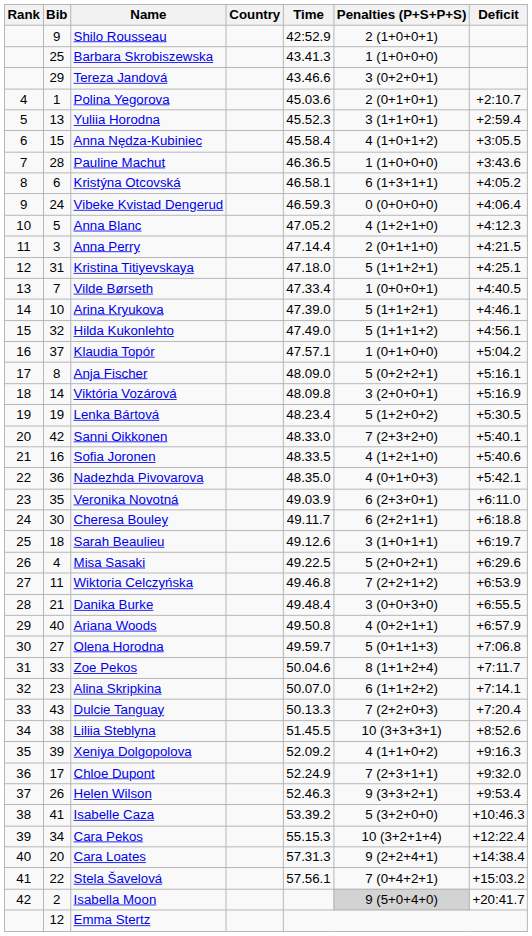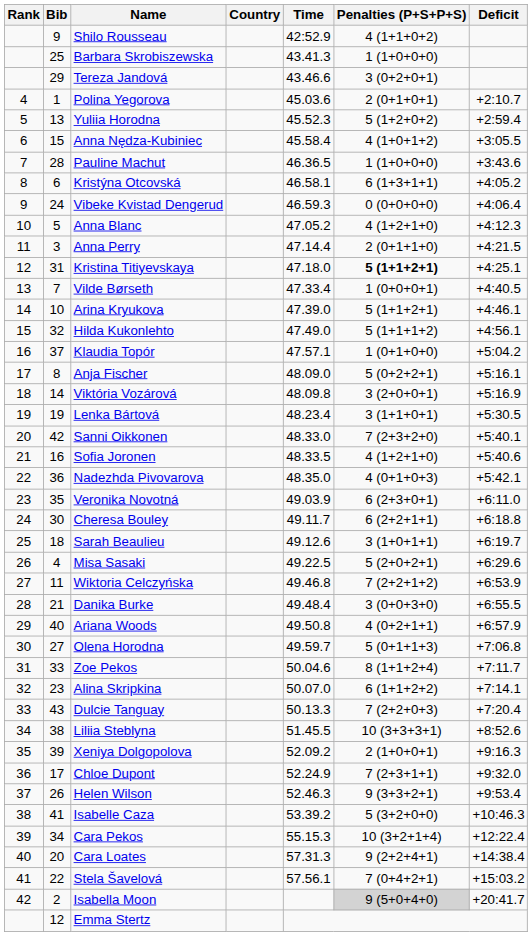(402, 36) 2 (1+0+0+1) -> (402, 36) 4 (1+1+0+2)
(402, 120) 3 (1+1+0+1) -> (402, 120) 5 (1+2+0+2)
(402, 267) normal -> (402, 267) bold
(402, 415) 5 (1+2+0+2) -> (402, 415) 3 (1+1+0+1)
(402, 752) 4 (1+1+0+2) -> (402, 752) 2 (1+0+0+1)
